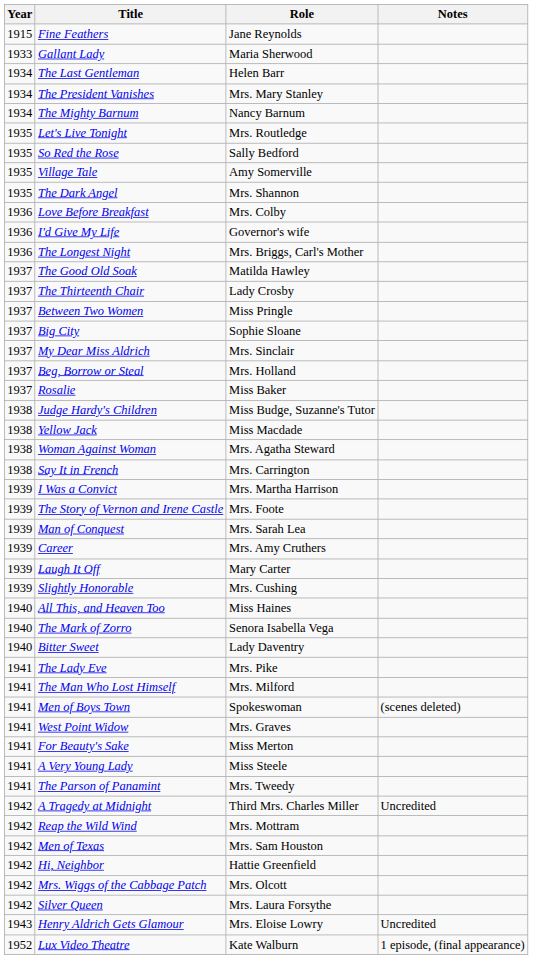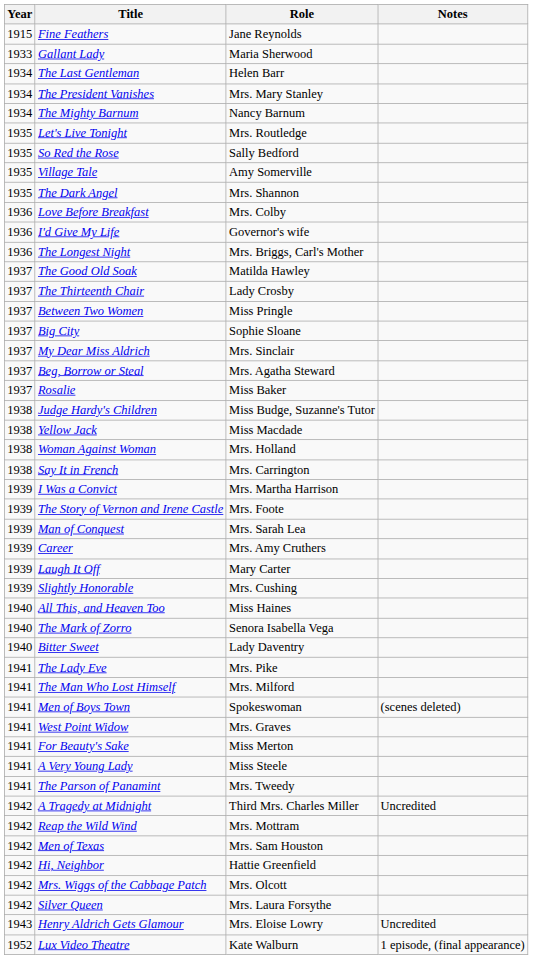(262, 370) Mrs. Holland -> (282, 370) Mrs. Agatha Steward
(282, 449) Mrs. Agatha Steward -> (262, 449) Mrs. Holland
